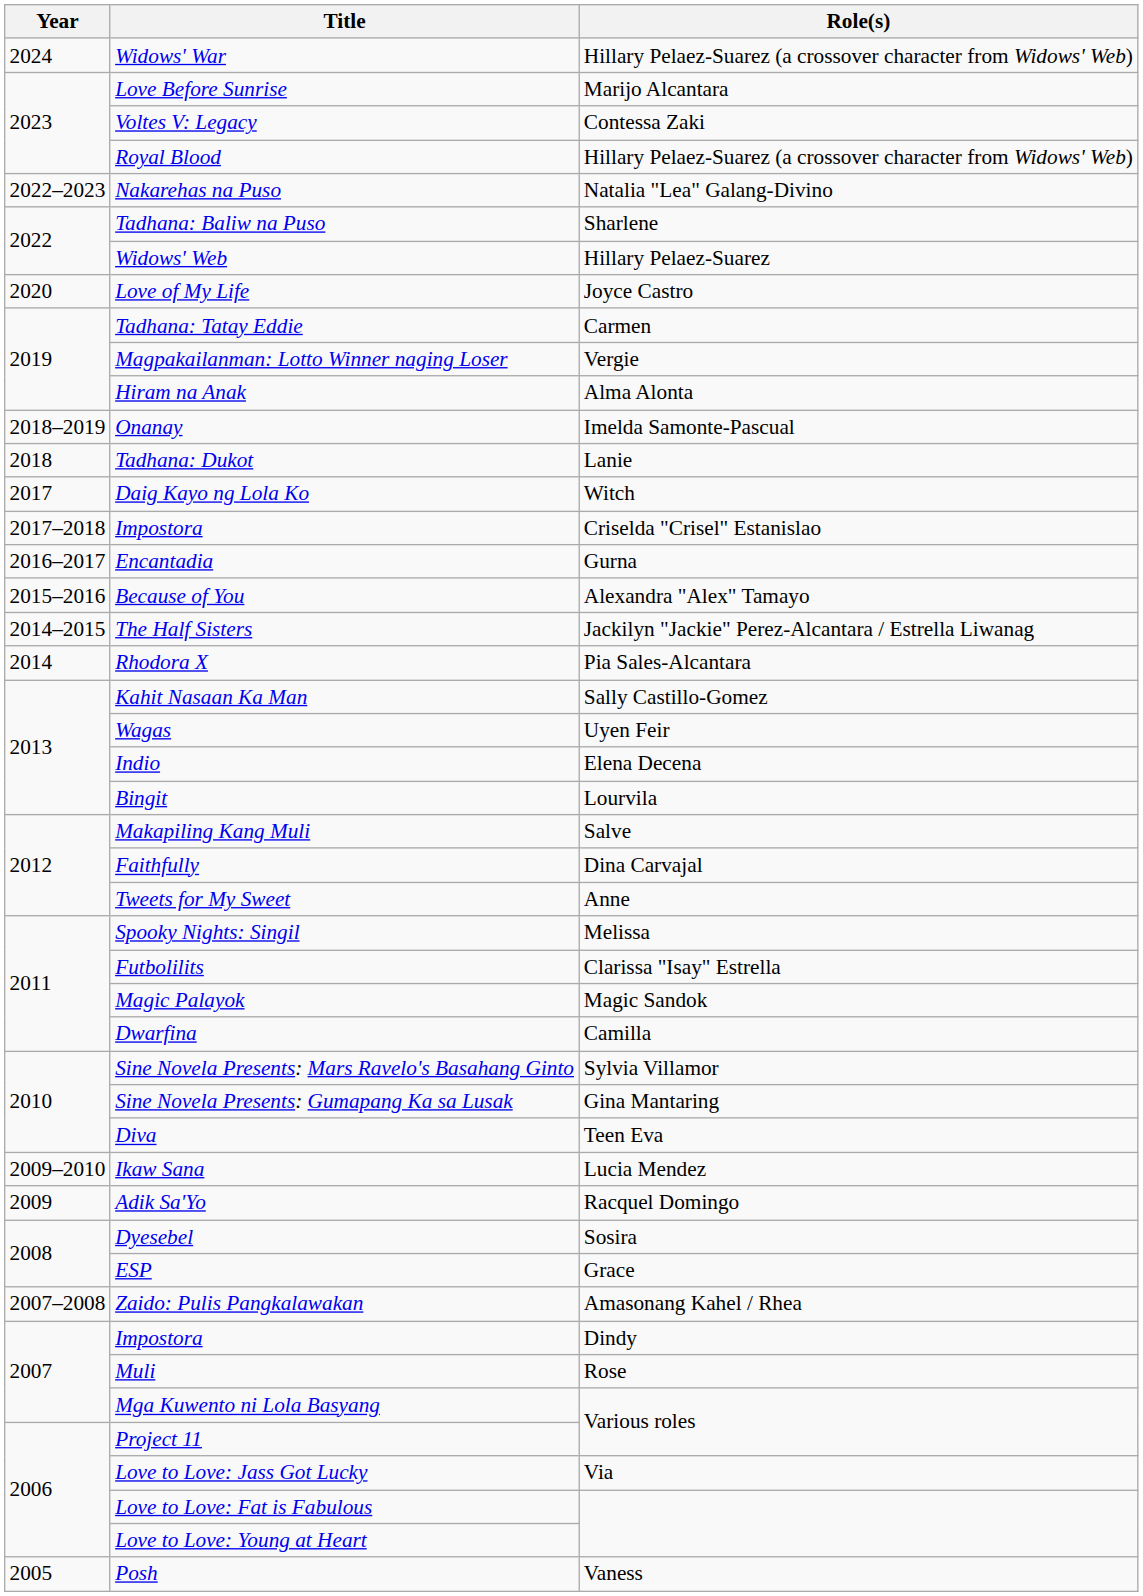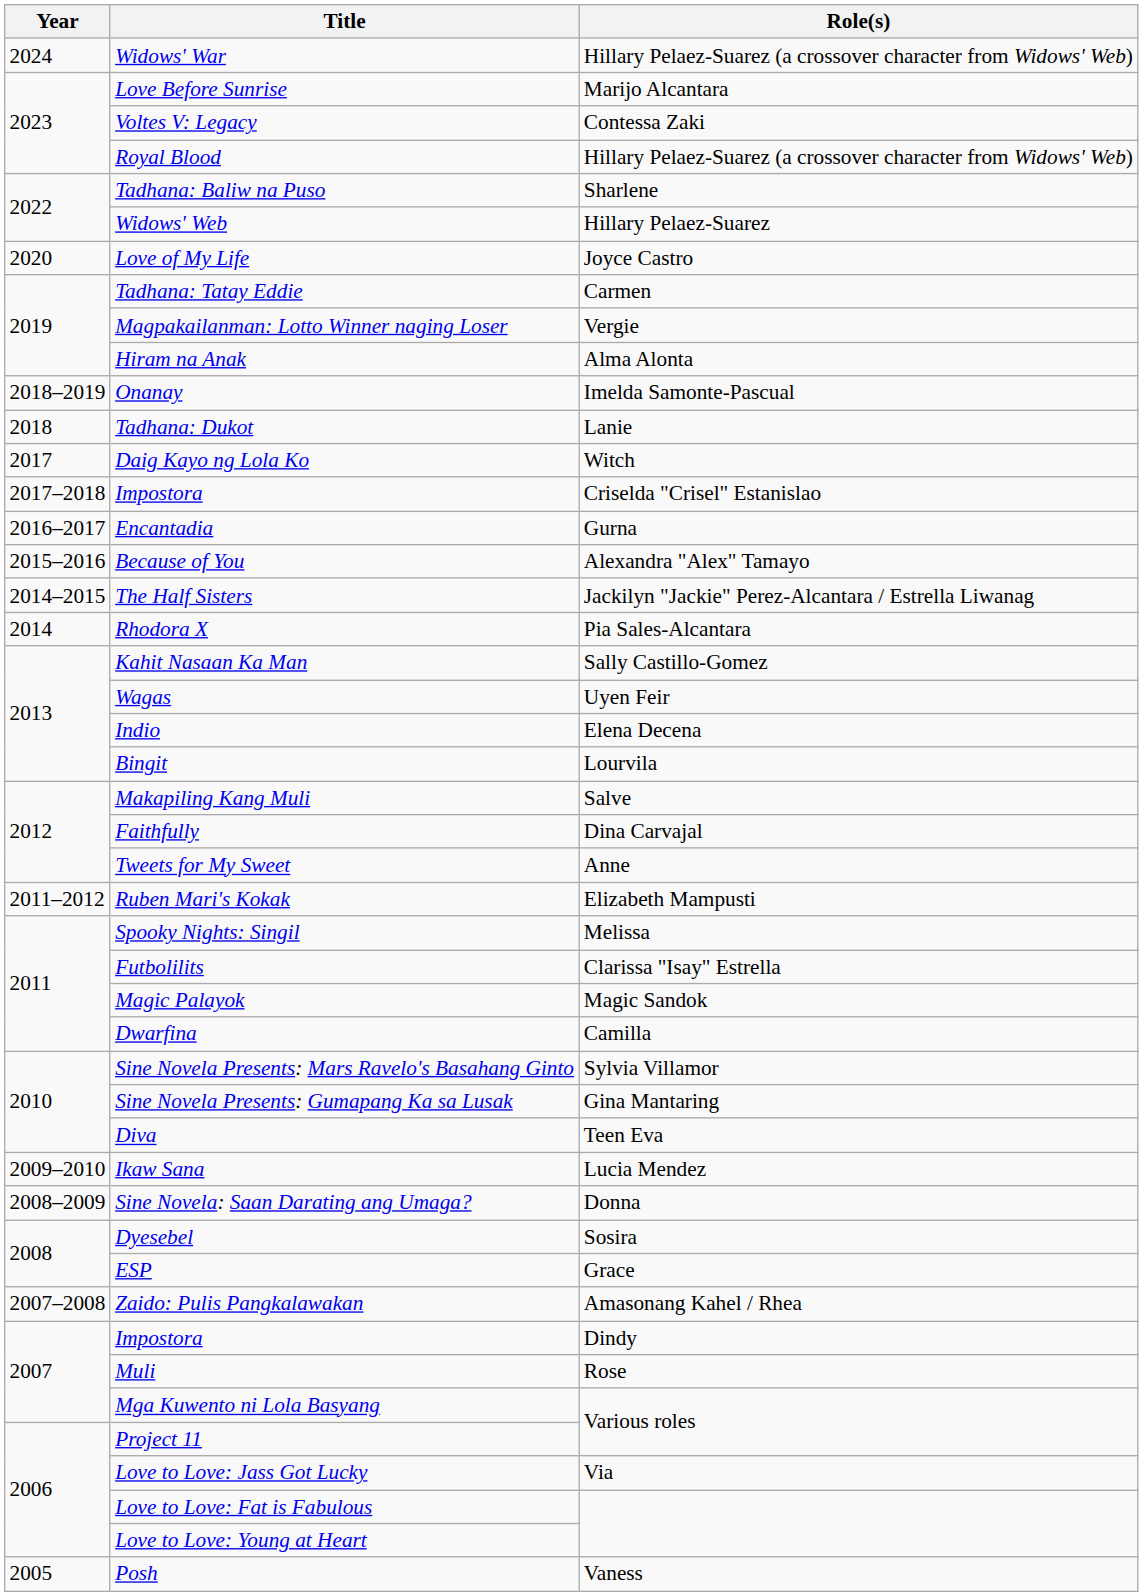- row: (198, 190)
+ row: (203, 898)
- row: (160, 1202)
+ row: (293, 1202)
